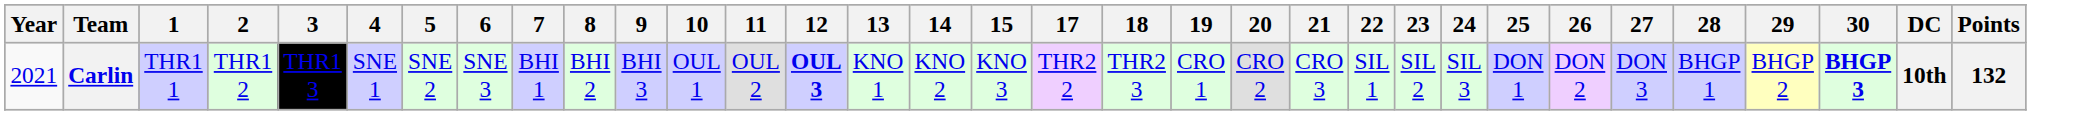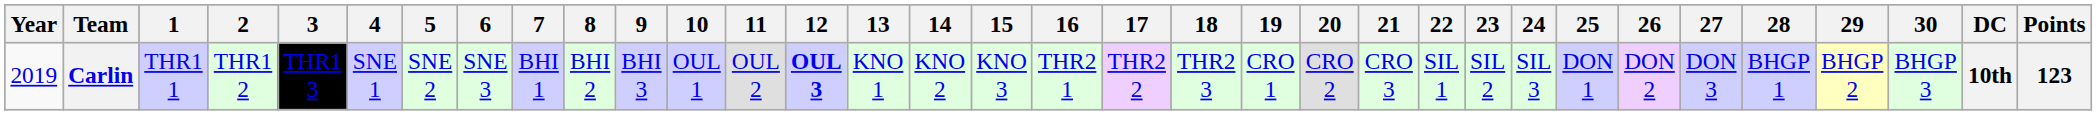+ column: (1067, 23)
(34, 75) 2021 -> (34, 75) 2019
(1858, 75) bold -> (1926, 75) normal
(1989, 75) 132 -> (2054, 75) 123
